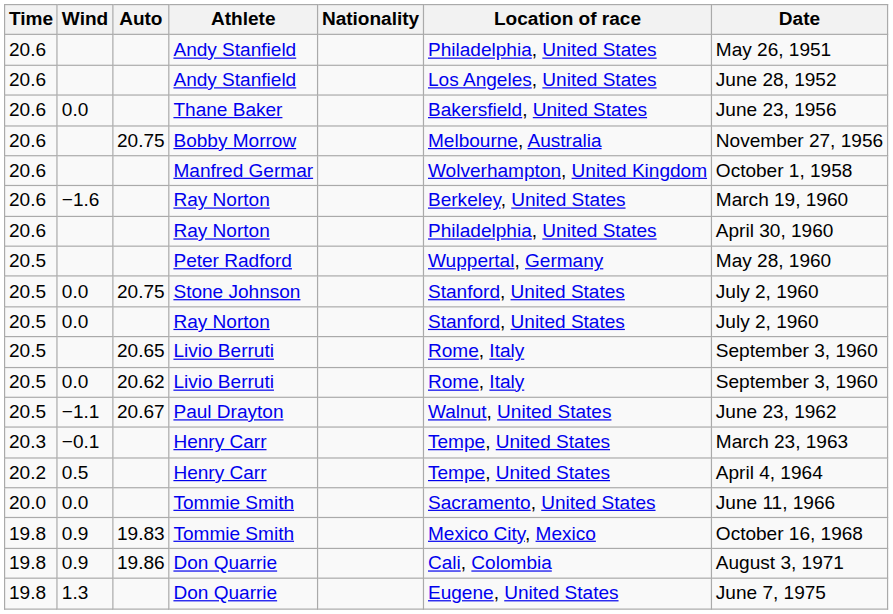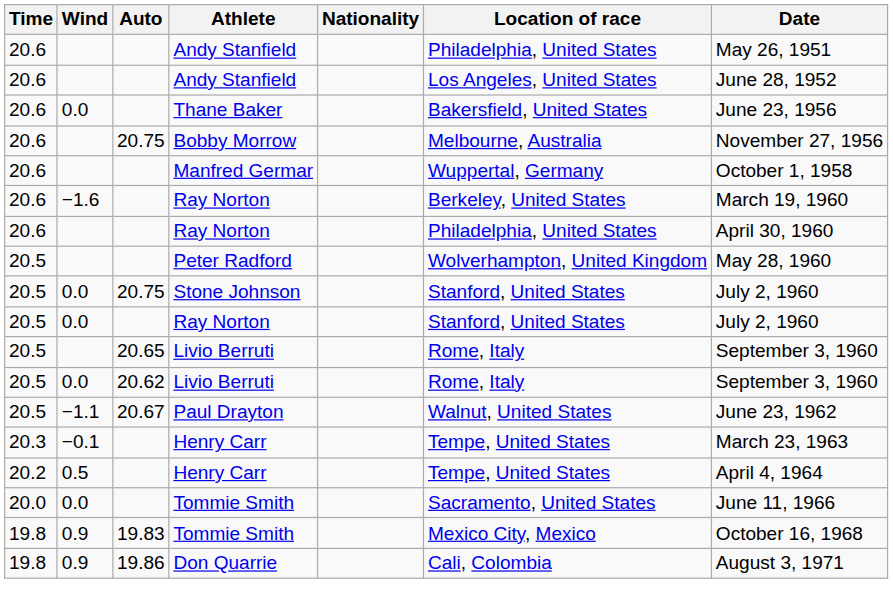(568, 170) Wolverhampton, United Kingdom -> (516, 170) Wuppertal, Germany
(516, 261) Wuppertal, Germany -> (568, 261) Wolverhampton, United Kingdom
- row: (75, 593)
